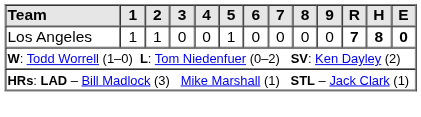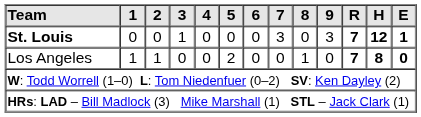+ row: (40, 36)
(231, 36) 1 -> (231, 58) 2
(305, 36) 0 -> (305, 58) 1
